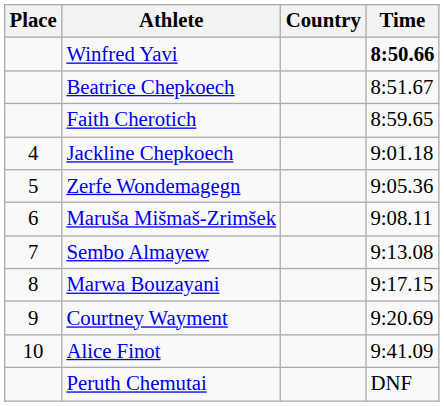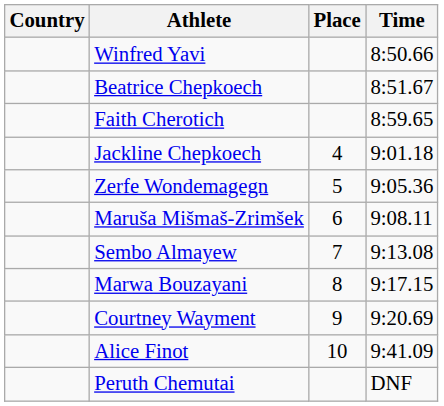columns swapped: (33, 20) <-> (323, 20)
(402, 53) bold -> (402, 53) normal
